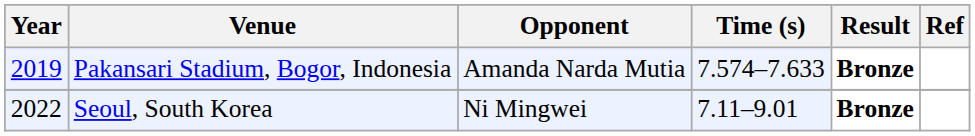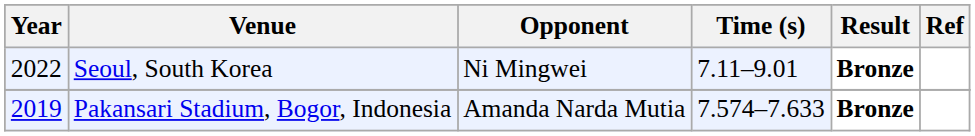rows swapped: (263, 67) <-> (173, 109)
